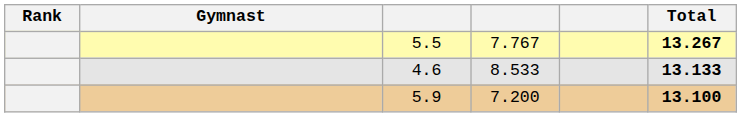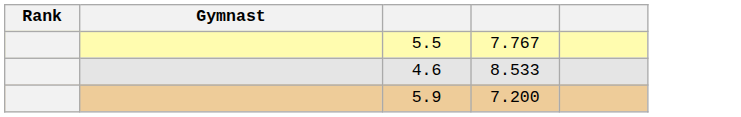- column: (692, 18)
